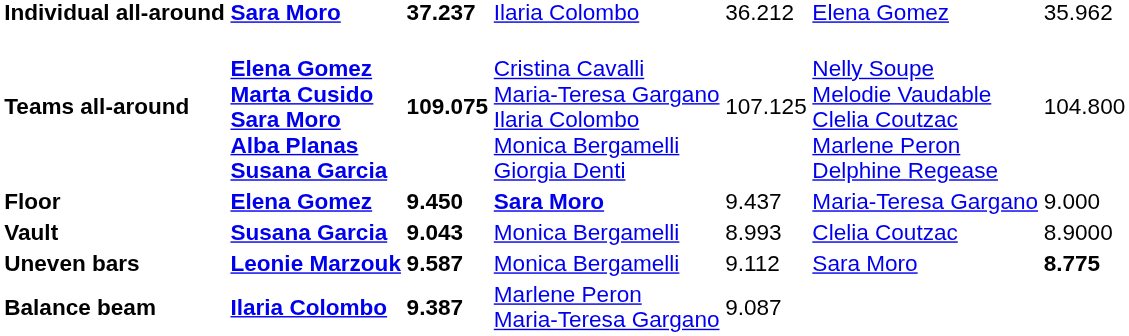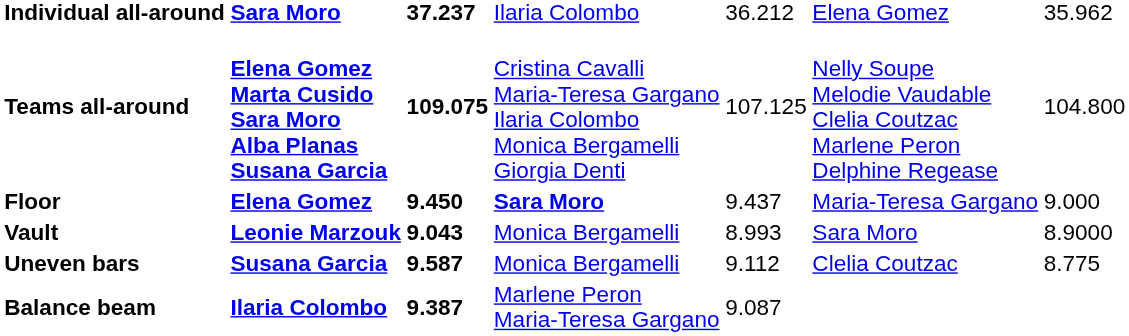(309, 232) Susana Garcia -> (316, 232) Leonie Marzouk
(885, 232) Clelia Coutzac -> (865, 232) Sara Moro
(316, 263) Leonie Marzouk -> (309, 263) Susana Garcia
(865, 263) Sara Moro -> (885, 263) Clelia Coutzac
(1072, 263) bold -> (1072, 263) normal
